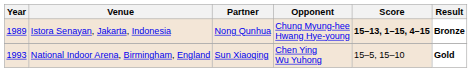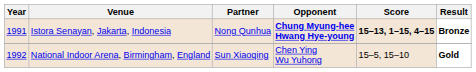(17, 31) 1989 -> (17, 31) 1991
(313, 31) normal -> (315, 31) bold
(17, 56) 1993 -> (17, 56) 1992
